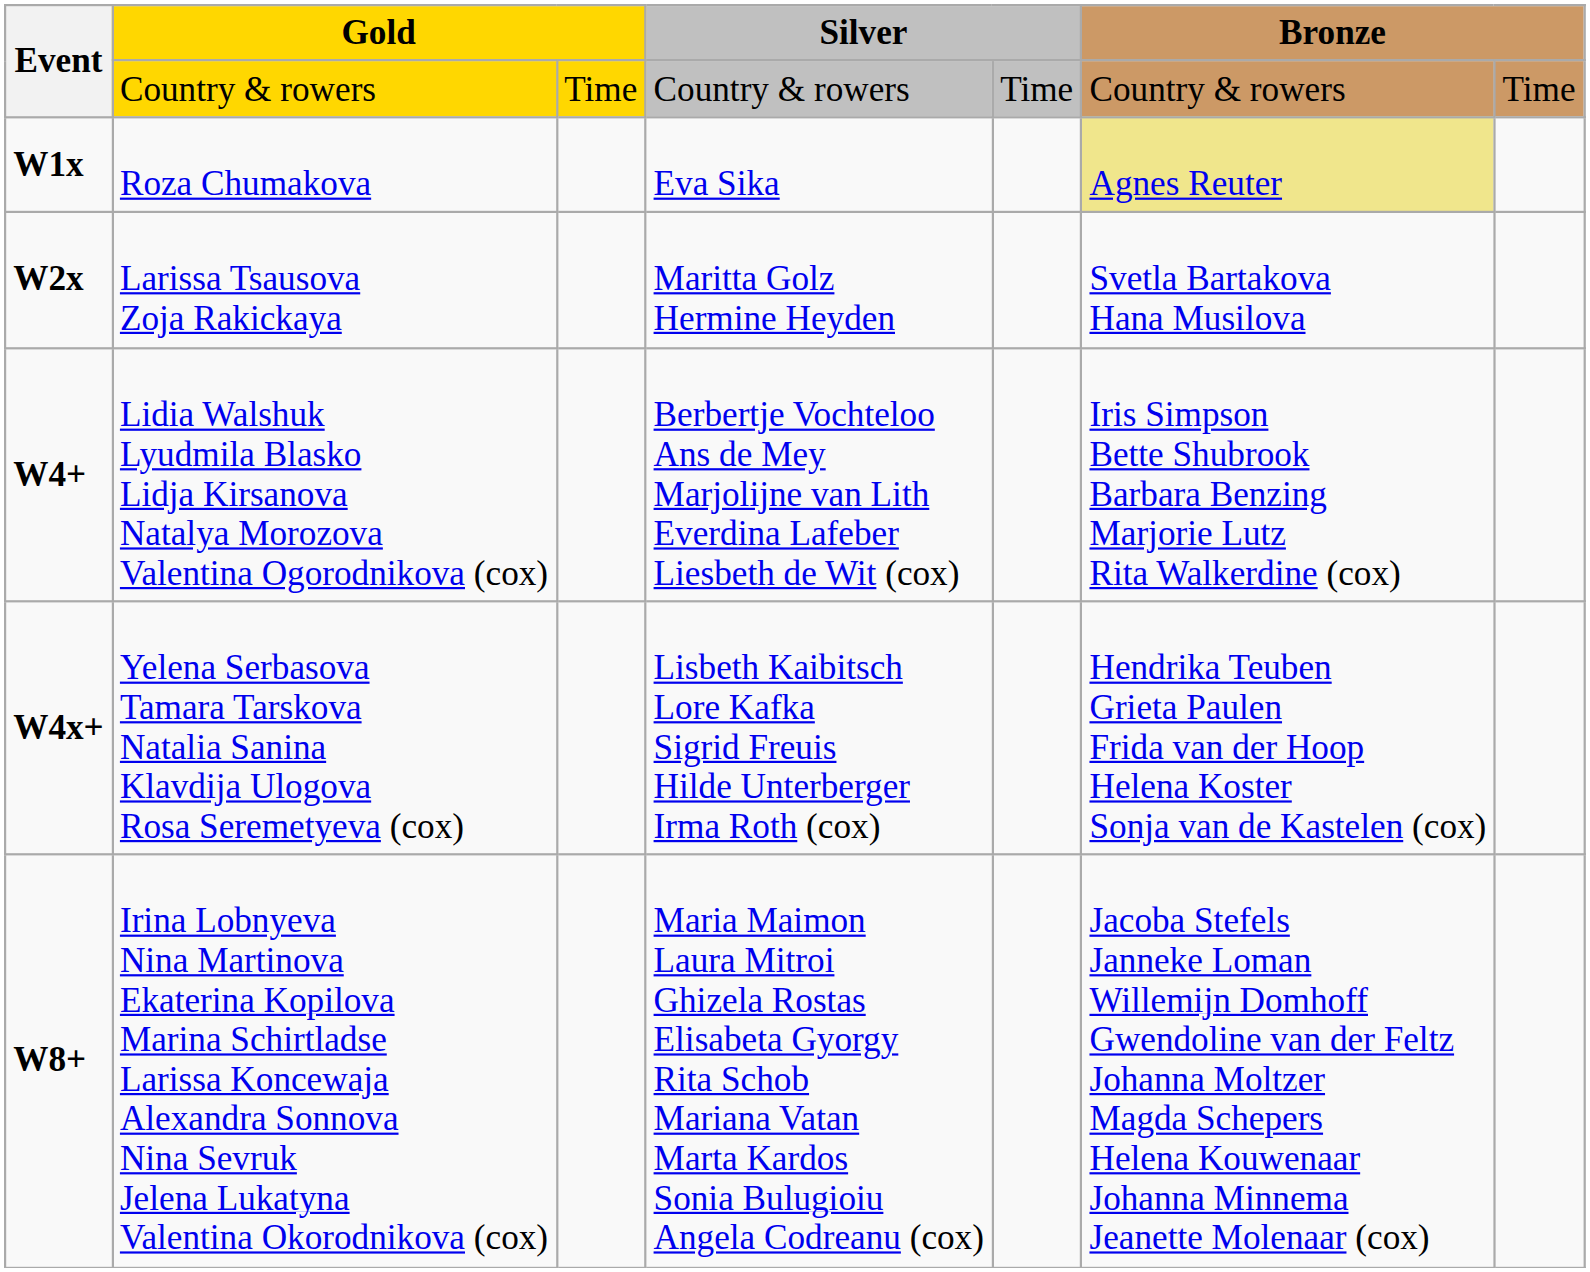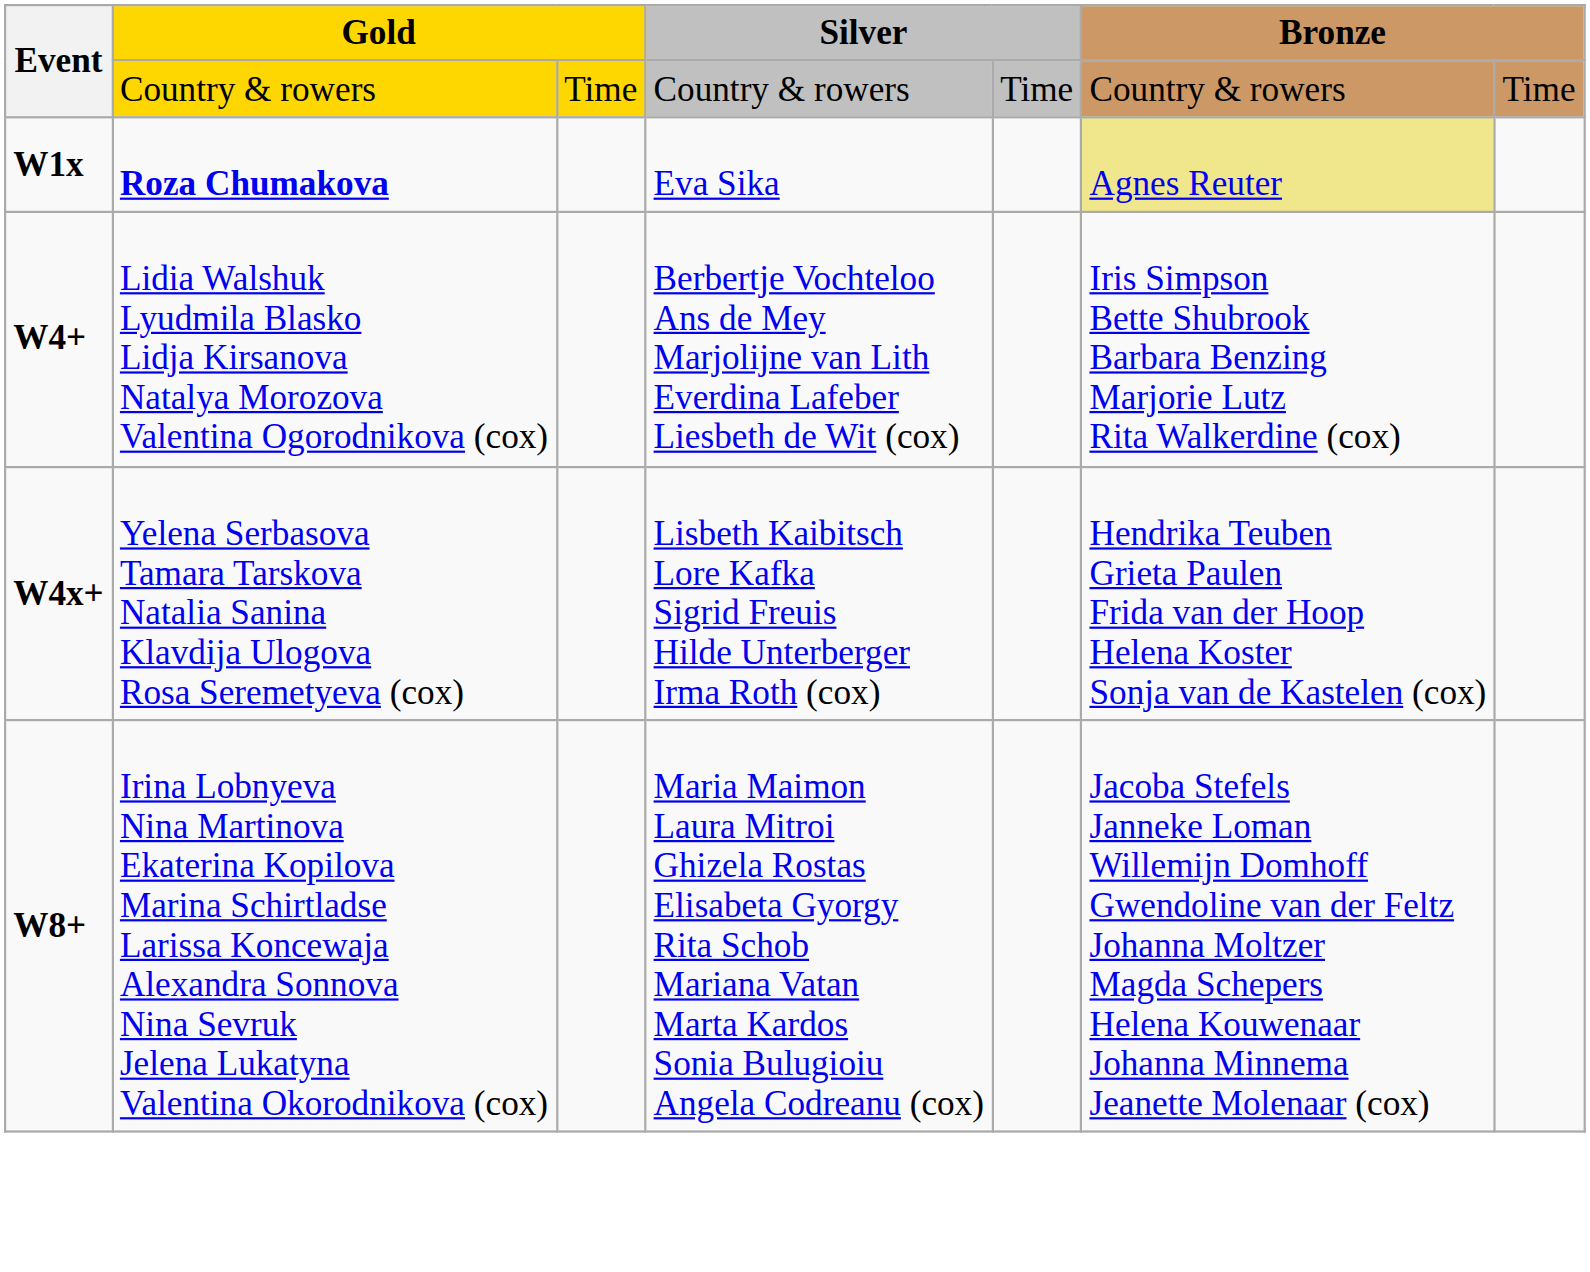(246, 183) normal -> (254, 183) bold
- row: (48, 279)
